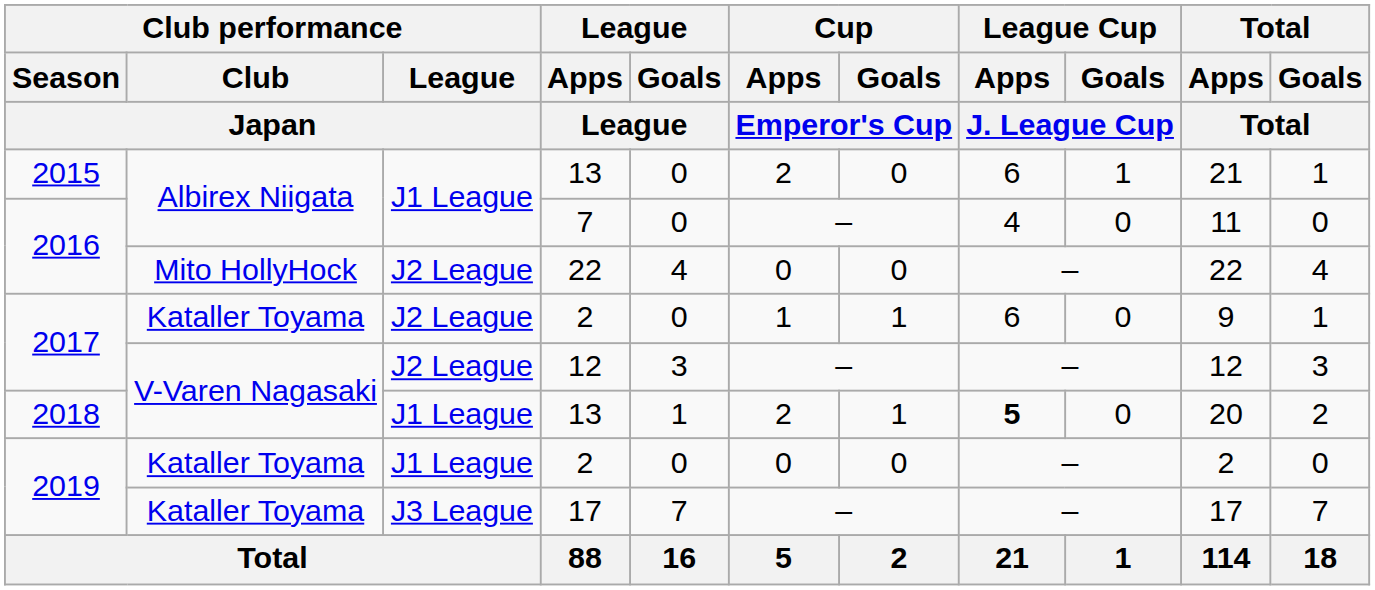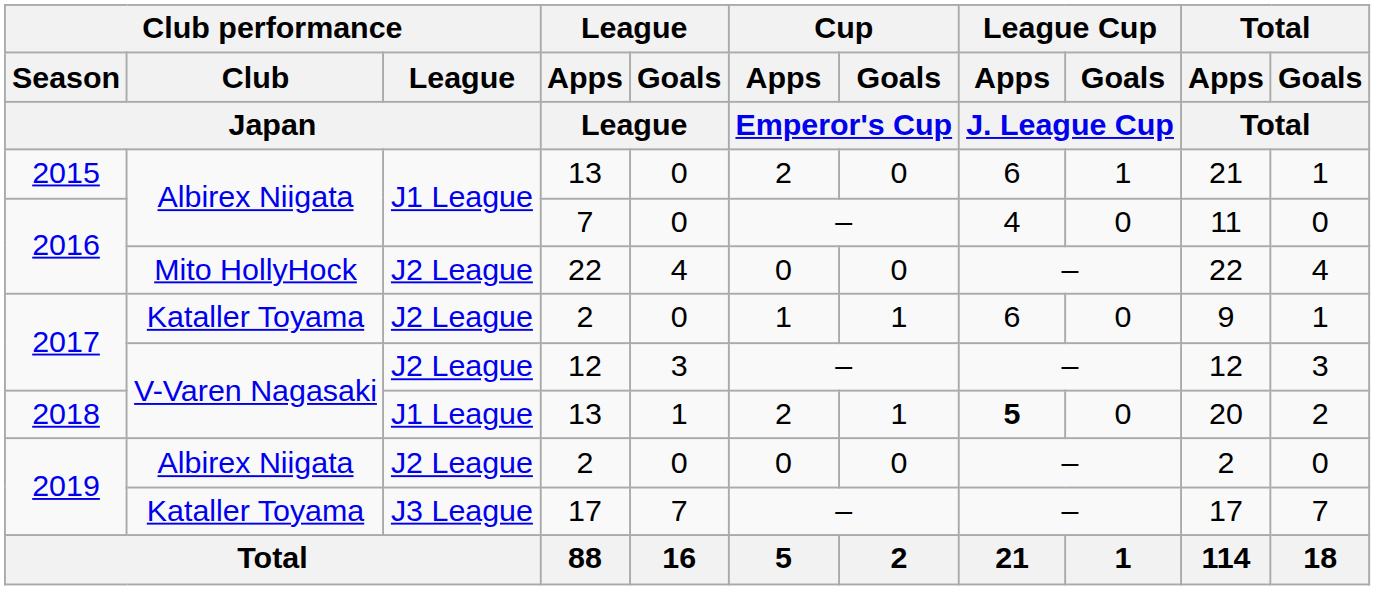(256, 462) Kataller Toyama -> (256, 462) Albirex Niigata
(462, 462) J1 League -> (462, 462) J2 League
